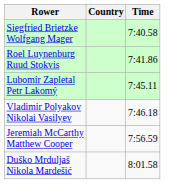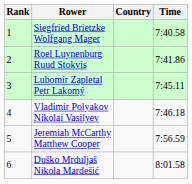+ column: (18, 12)
